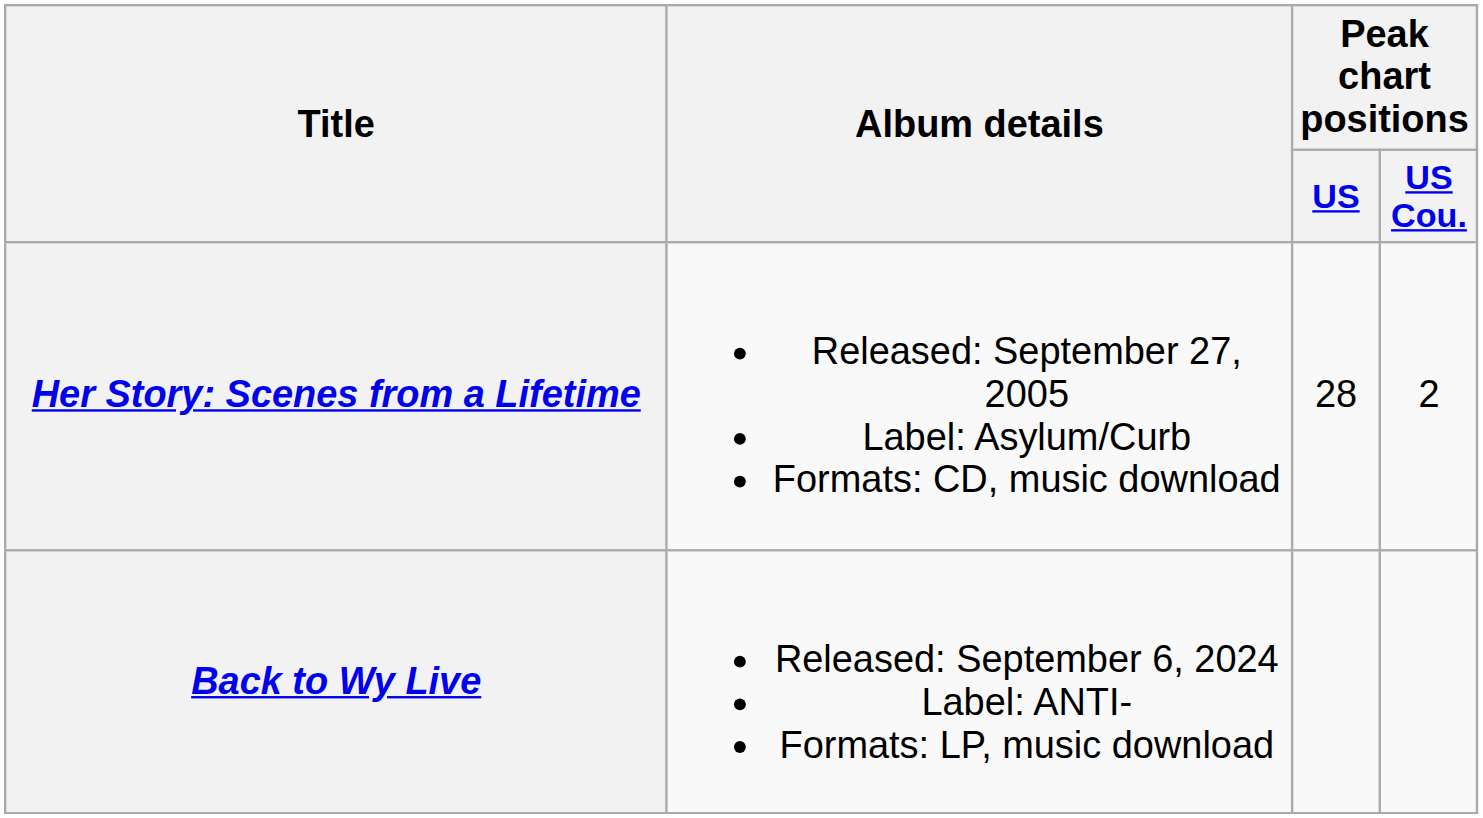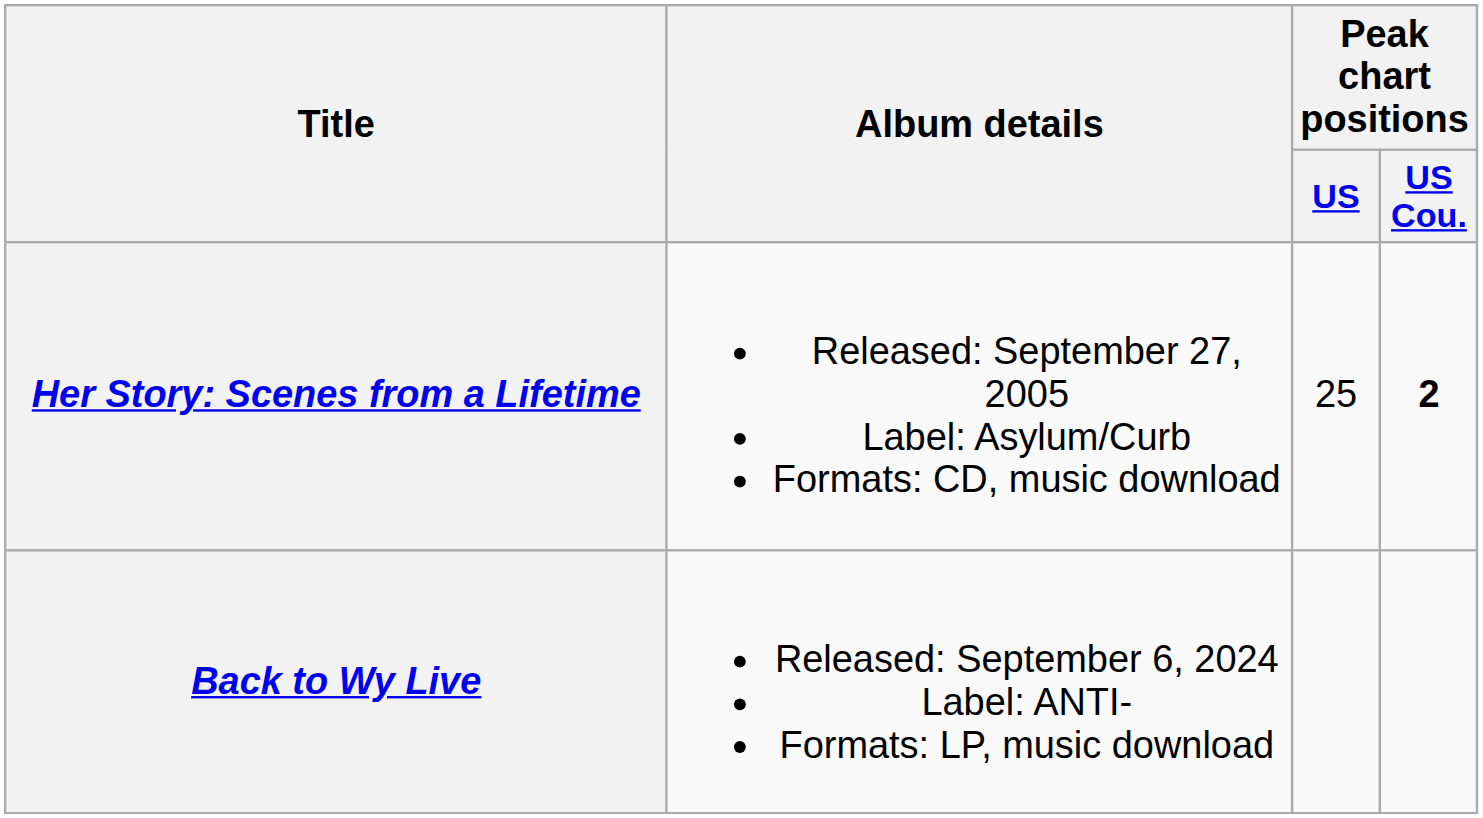(1336, 395) 28 -> (1336, 395) 25
(1429, 395) normal -> (1429, 395) bold
